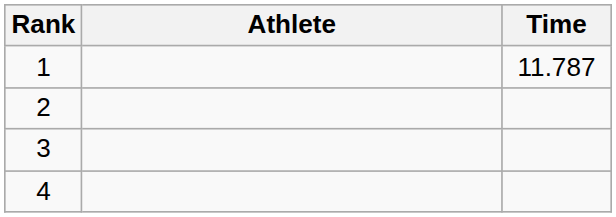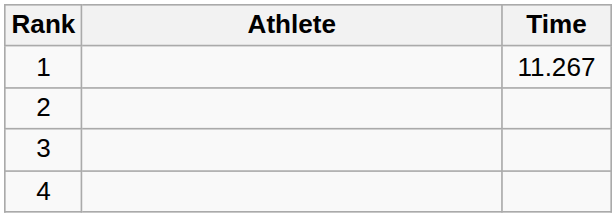(556, 66) 11.787 -> (556, 66) 11.267
